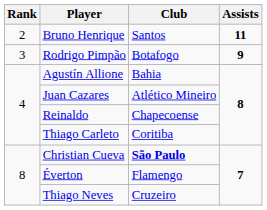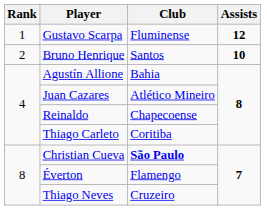+ row: (82, 34)
(240, 34) 11 -> (239, 54) 10
- row: (84, 54)
